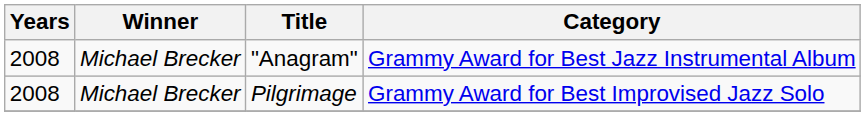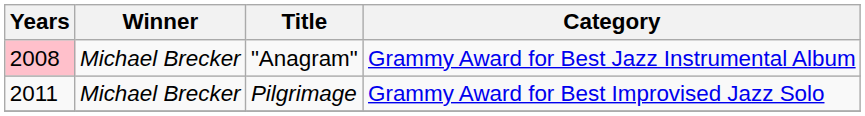(35, 57) no background -> (35, 57) pink background
(35, 93) 2008 -> (34, 93) 2011
